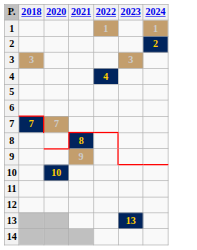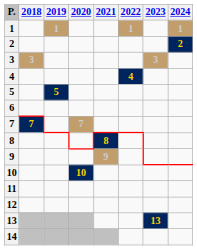+ column: (56, 12)
